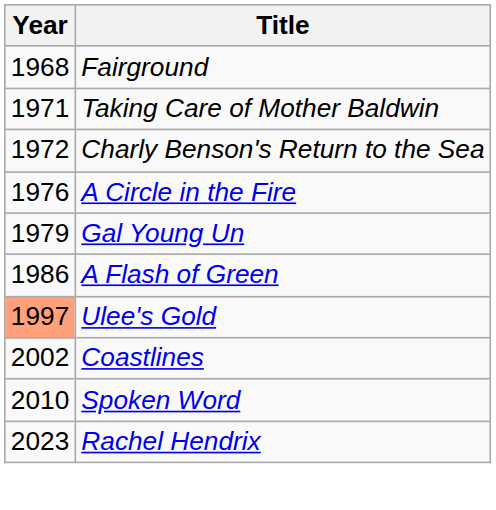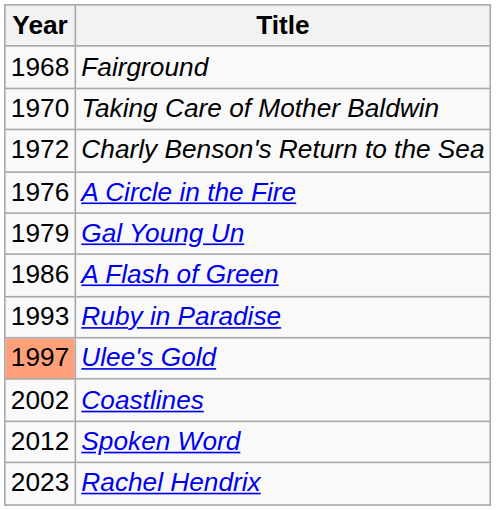(40, 108) 1971 -> (40, 108) 1970
+ row: (181, 316)
(40, 399) 2010 -> (40, 441) 2012
